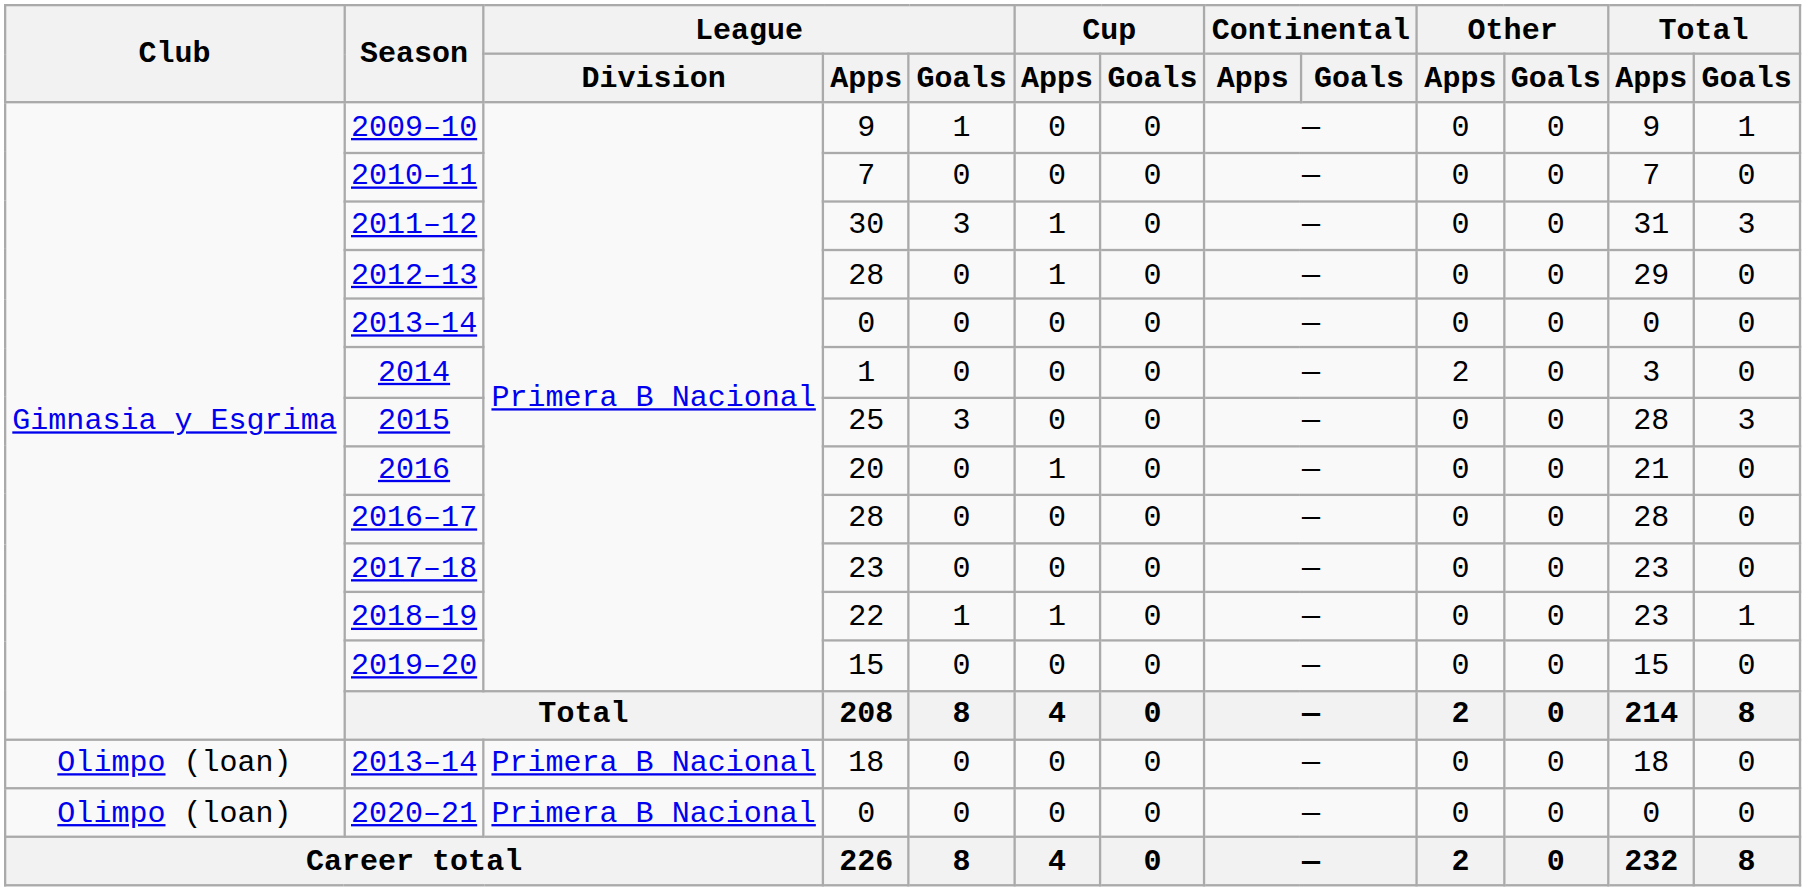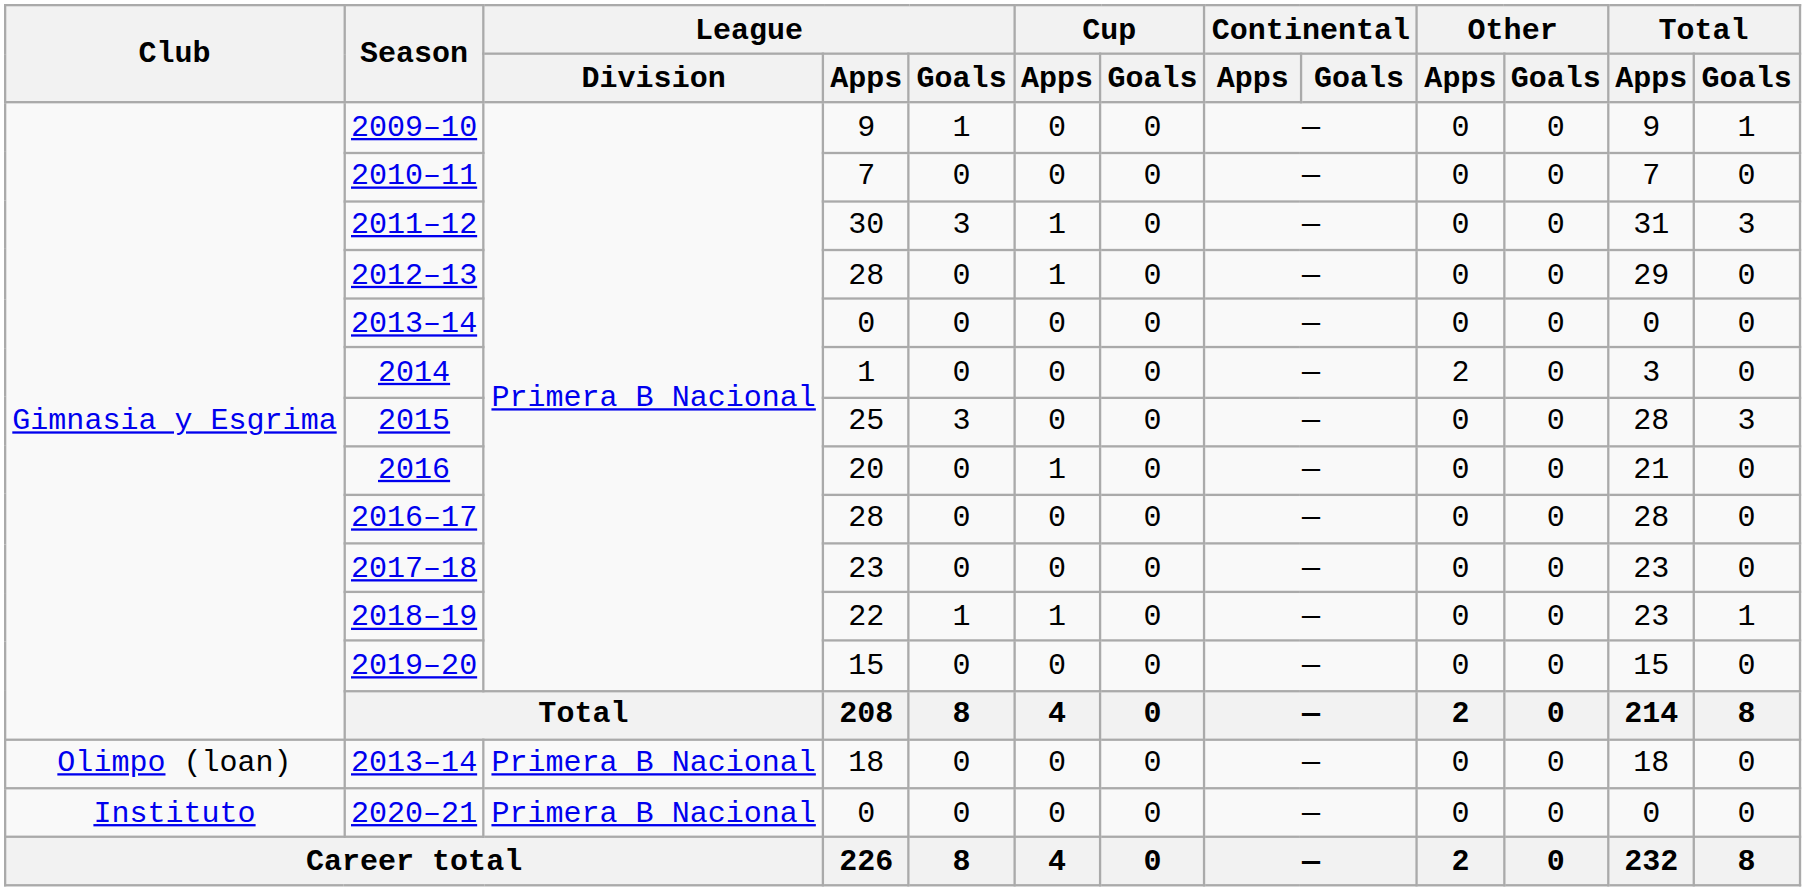(174, 813) Olimpo (loan) -> (175, 813) Instituto
